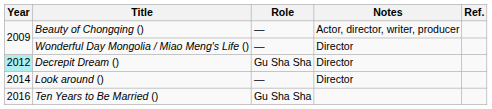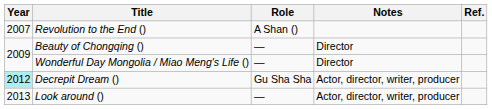+ row: (91, 29)
(388, 29) Actor, director, writer, producer -> (335, 46) Director
(335, 63) Director -> (388, 79) Actor, director, writer, producer
(19, 79) 2014 -> (19, 96) 2013
(335, 79) Director -> (388, 96) Actor, director, writer, producer
- row: (97, 96)
